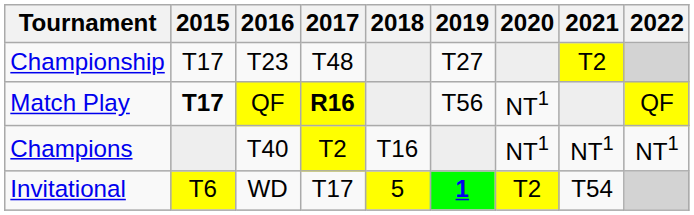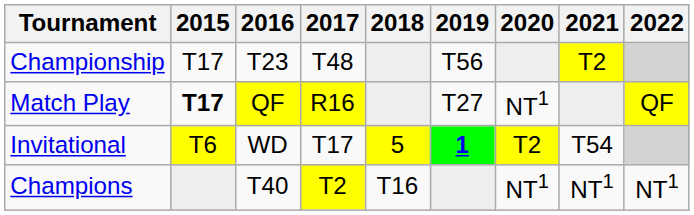(462, 61) T27 -> (462, 61) T56
(333, 103) bold -> (333, 103) normal
(462, 103) T56 -> (462, 103) T27
rows swapped: (68, 189) <-> (71, 148)
